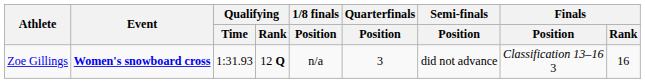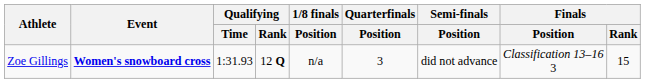(623, 61) 16 -> (623, 61) 15
